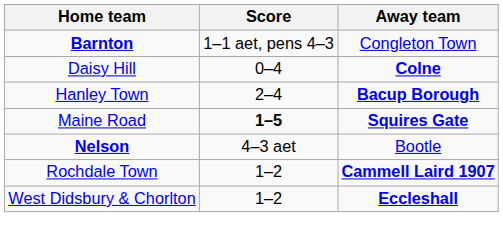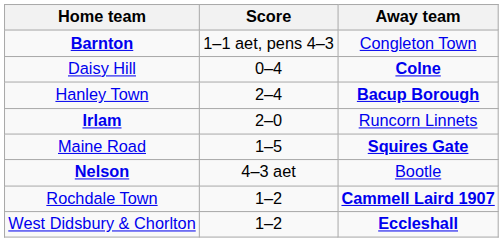+ row: (102, 120)
(269, 120) bold -> (269, 146) normal
